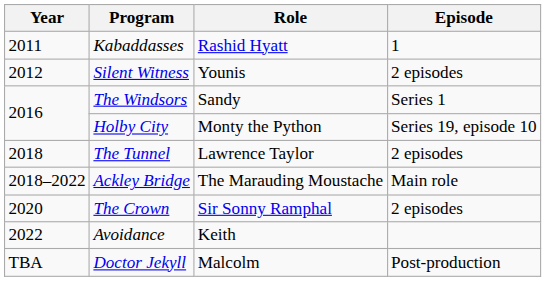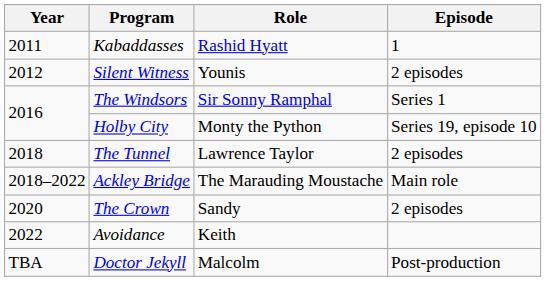(219, 99) Sandy -> (265, 99) Sir Sonny Ramphal
(265, 208) Sir Sonny Ramphal -> (219, 208) Sandy
